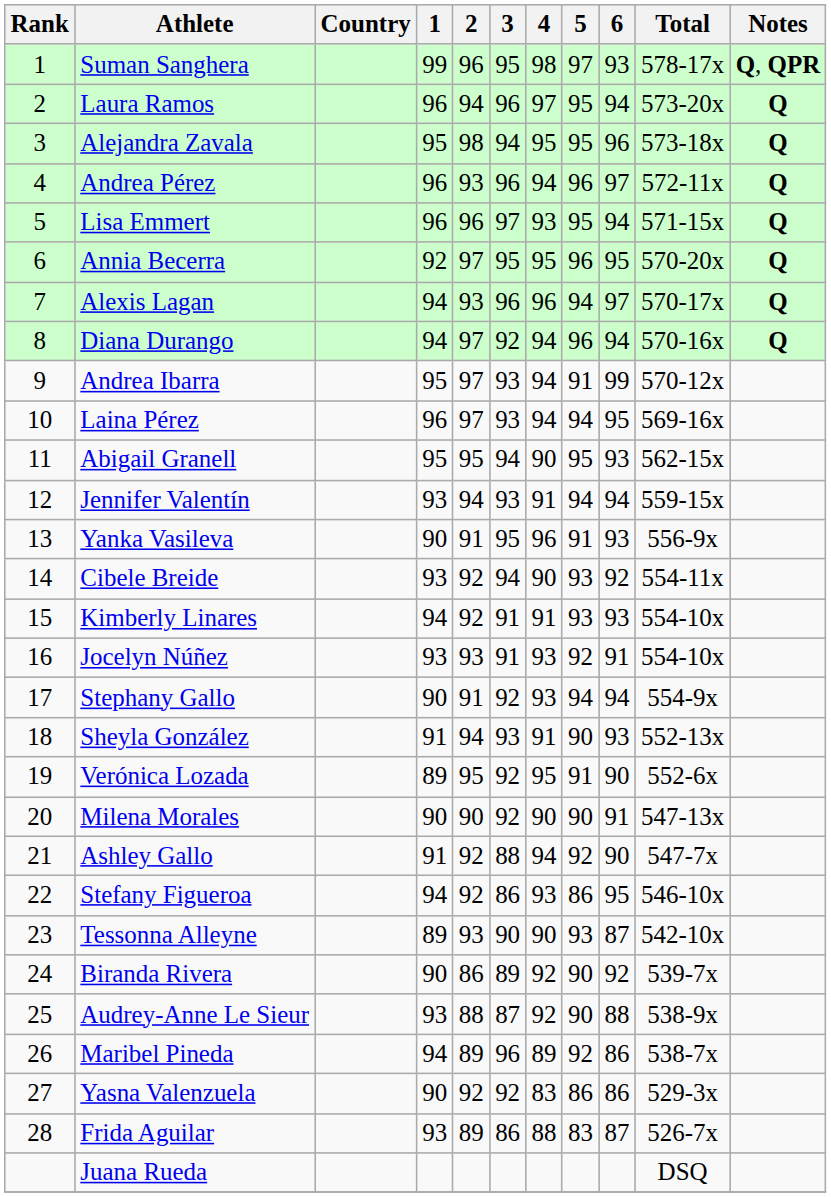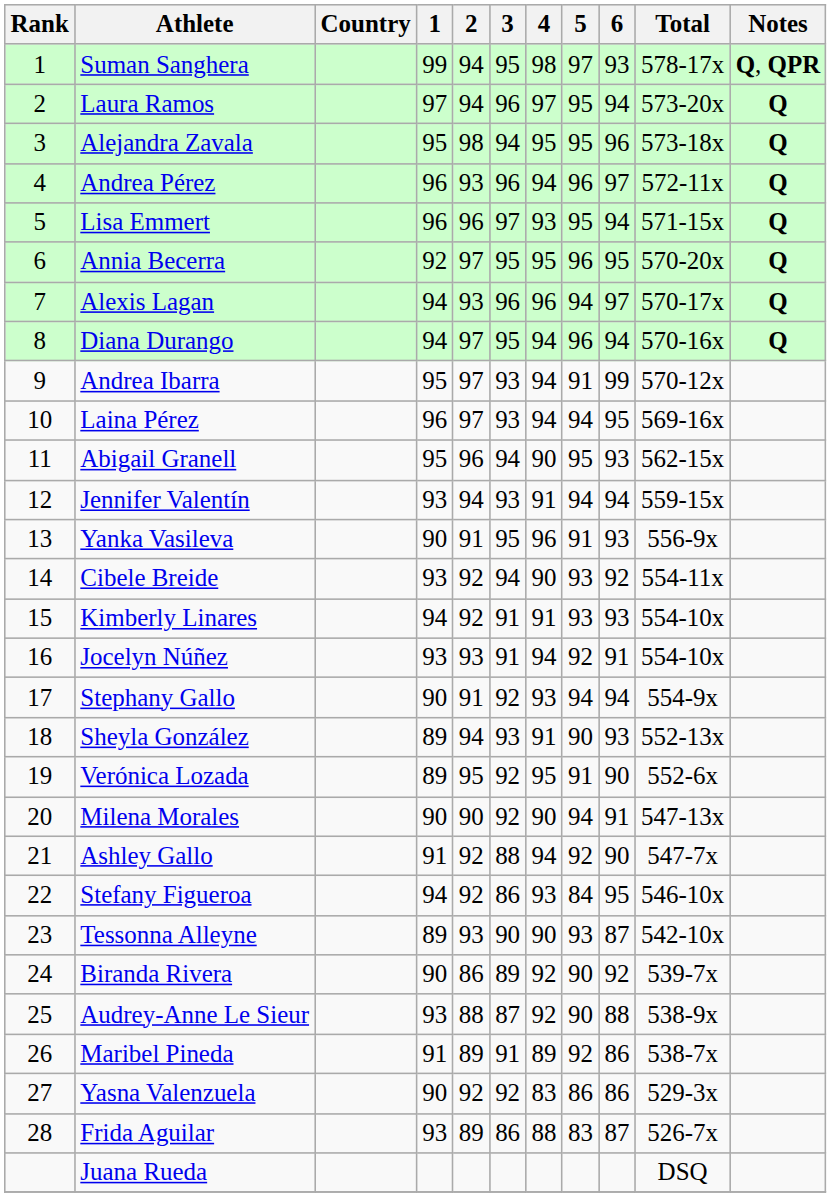(471, 63) 96 -> (471, 63) 94
(435, 103) 96 -> (435, 103) 97
(508, 340) 92 -> (508, 340) 95
(471, 459) 95 -> (471, 459) 96
(544, 657) 93 -> (544, 657) 94
(435, 736) 91 -> (435, 736) 89
(581, 815) 90 -> (581, 815) 94
(581, 895) 86 -> (581, 895) 84
(435, 1053) 94 -> (435, 1053) 91
(508, 1053) 96 -> (508, 1053) 91
